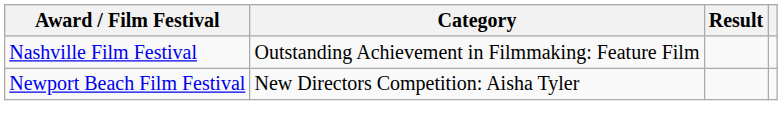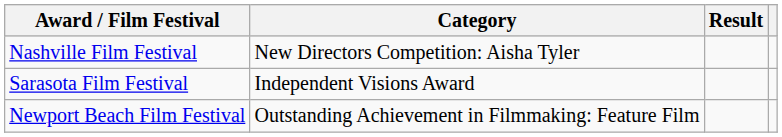(477, 52) Outstanding Achievement in Filmmaking: Feature Film -> (417, 52) New Directors Competition: Aisha Tyler
+ row: (99, 83)
(417, 83) New Directors Competition: Aisha Tyler -> (477, 115) Outstanding Achievement in Filmmaking: Feature Film
